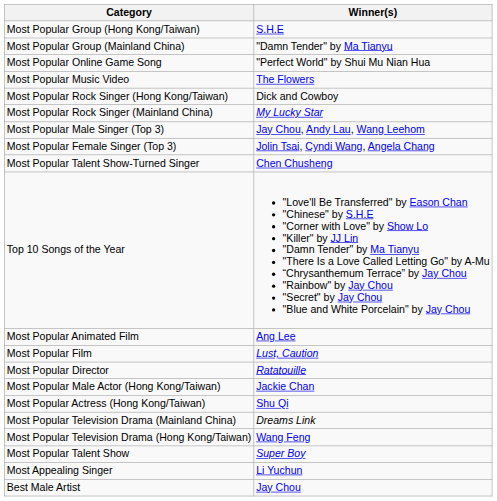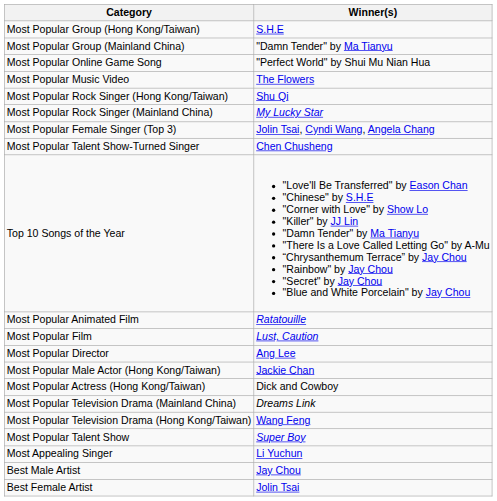(297, 96) Dick and Cowboy -> (272, 96) Shu Qi
- row: (85, 130)
(276, 337) Ang Lee -> (281, 320) Ratatouille
(281, 370) Ratatouille -> (276, 353) Ang Lee
(272, 404) Shu Qi -> (297, 387) Dick and Cowboy
+ row: (50, 487)
